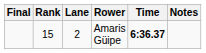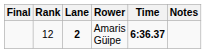(48, 34) 15 -> (48, 34) 12
(77, 34) normal -> (77, 34) bold
